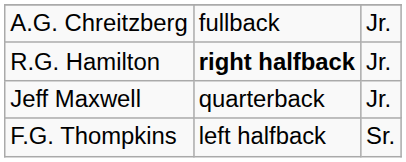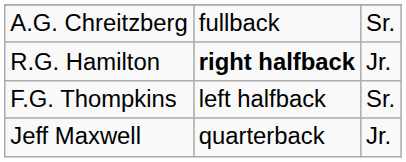(379, 23) Jr. -> (381, 23) Sr.
rows swapped: (76, 99) <-> (93, 136)
